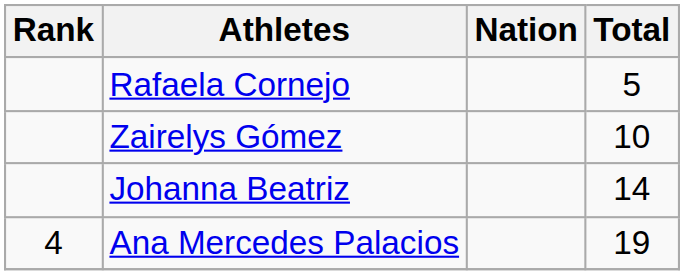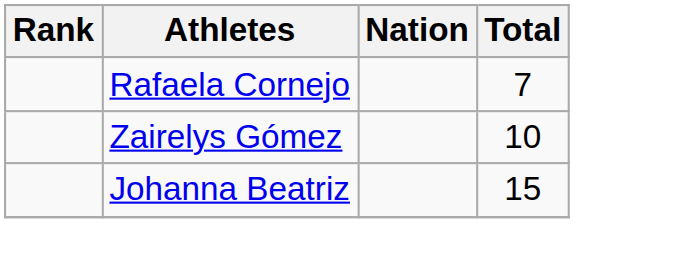(632, 83) 5 -> (523, 83) 7
(632, 189) 14 -> (523, 189) 15
- row: (284, 242)
